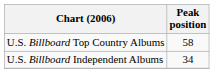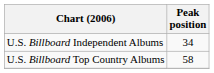rows swapped: (86, 42) <-> (85, 59)
